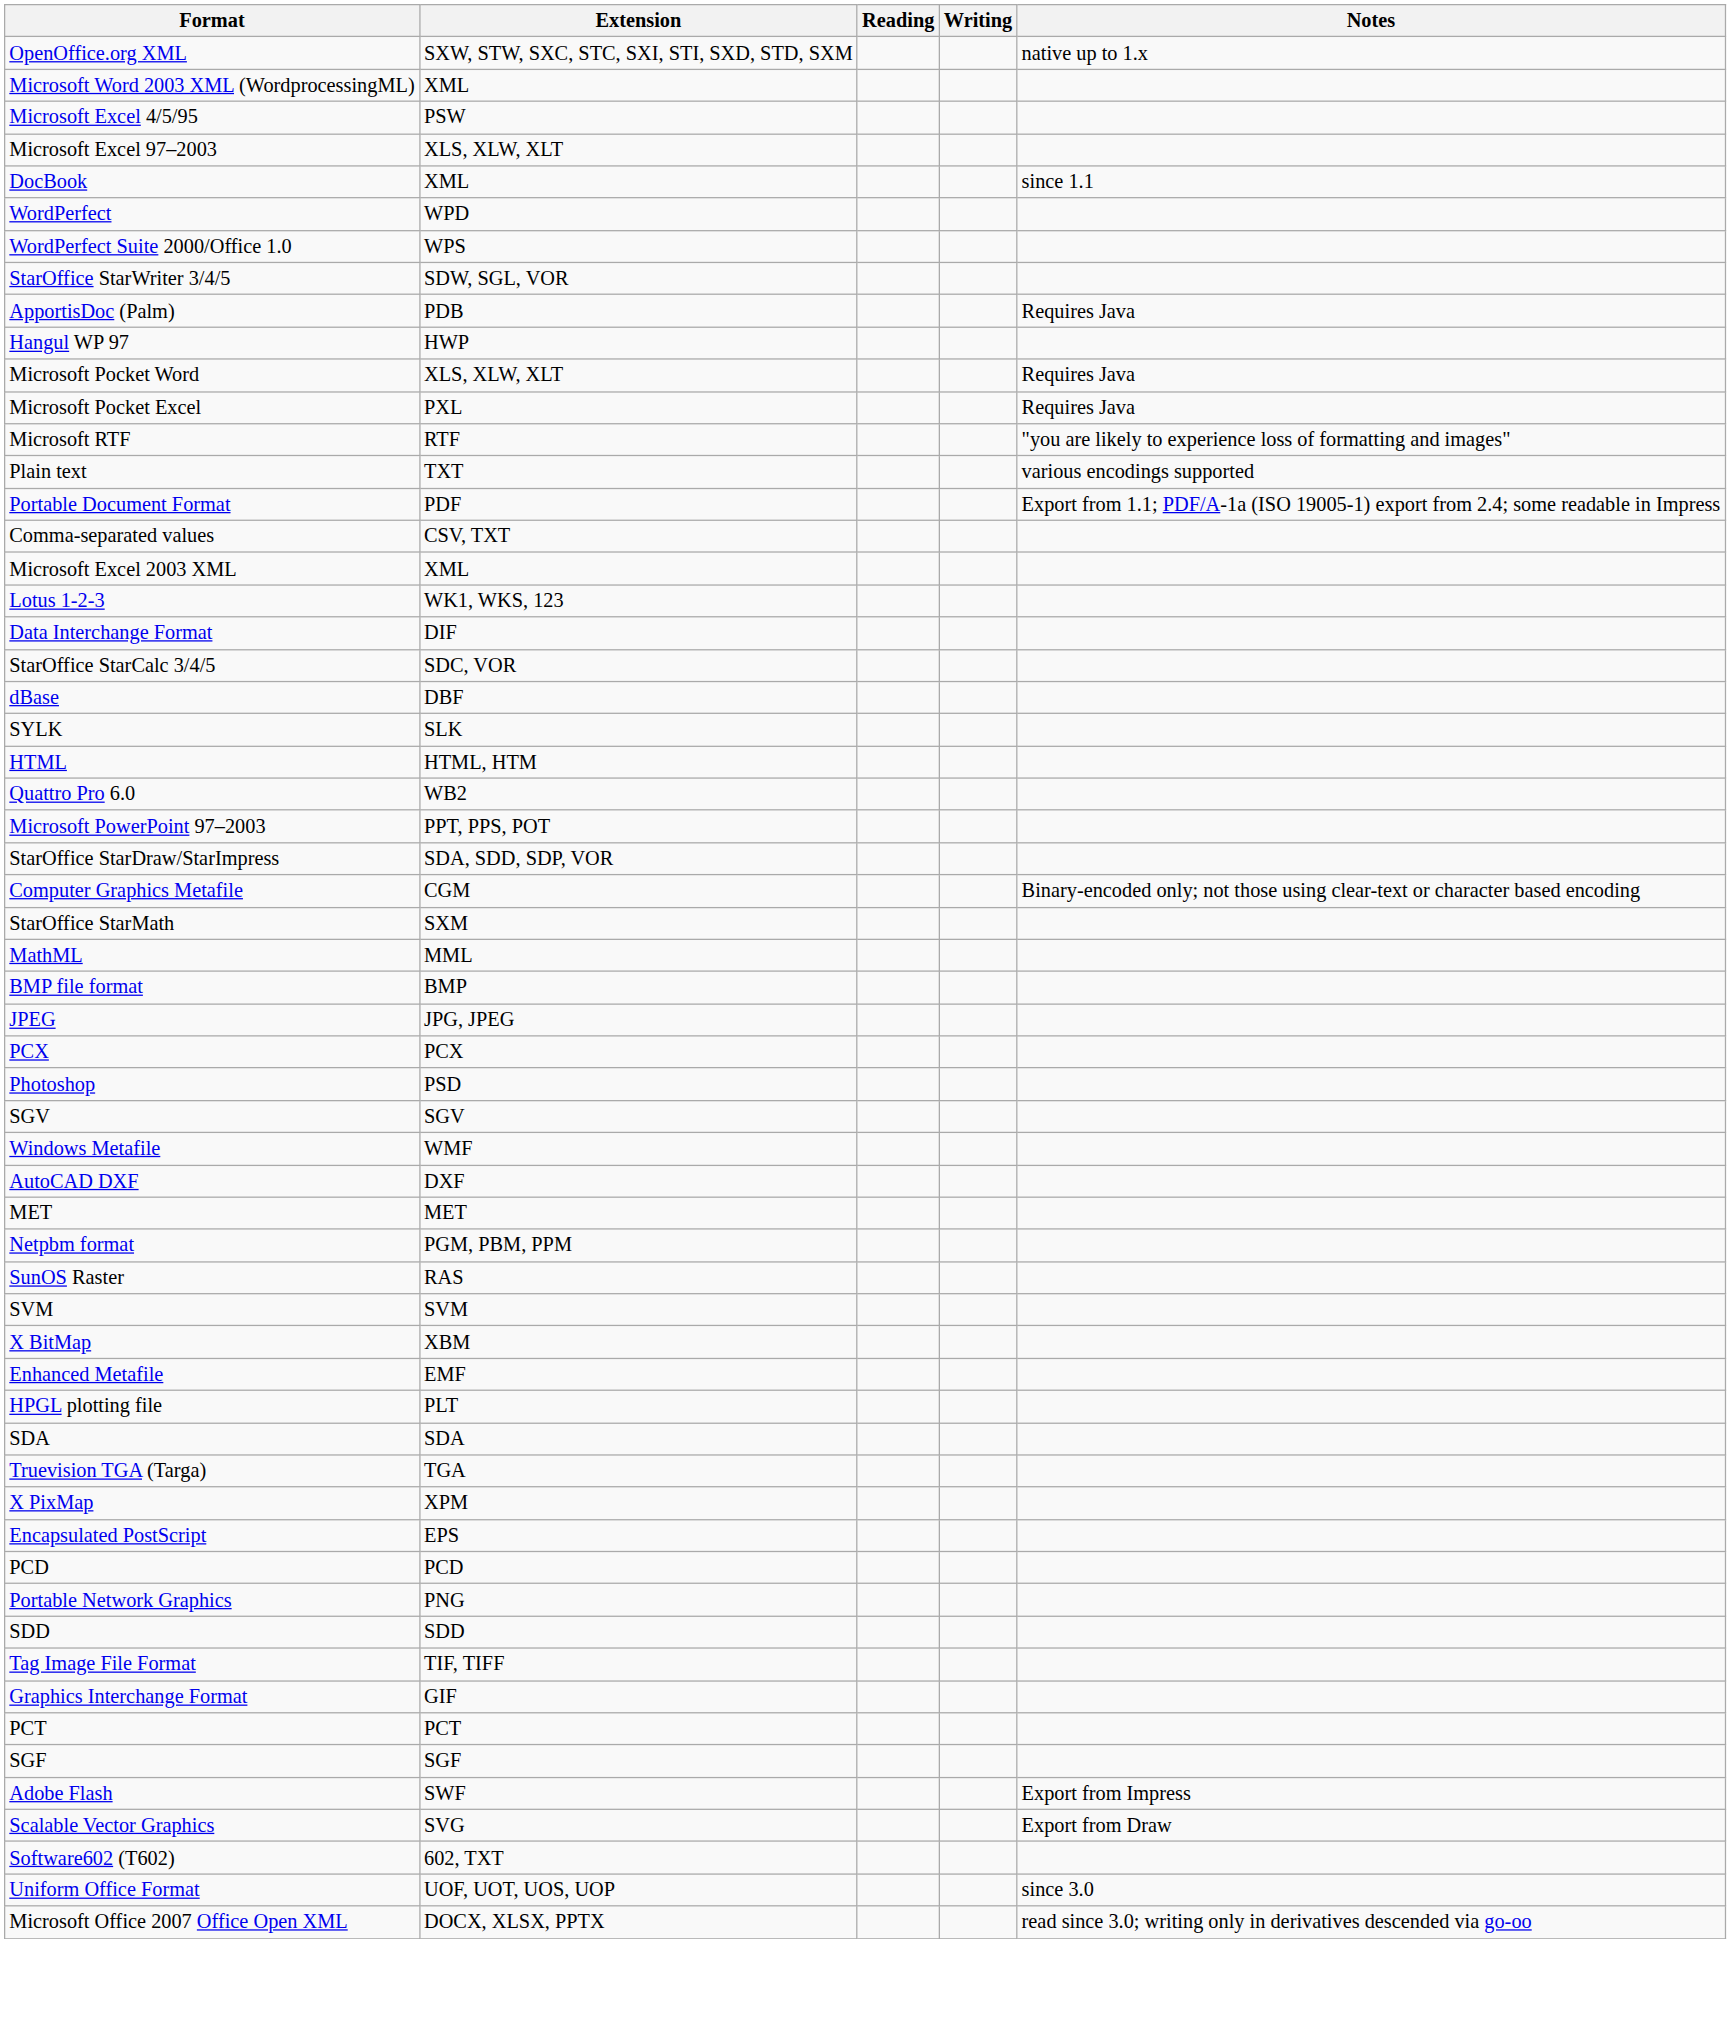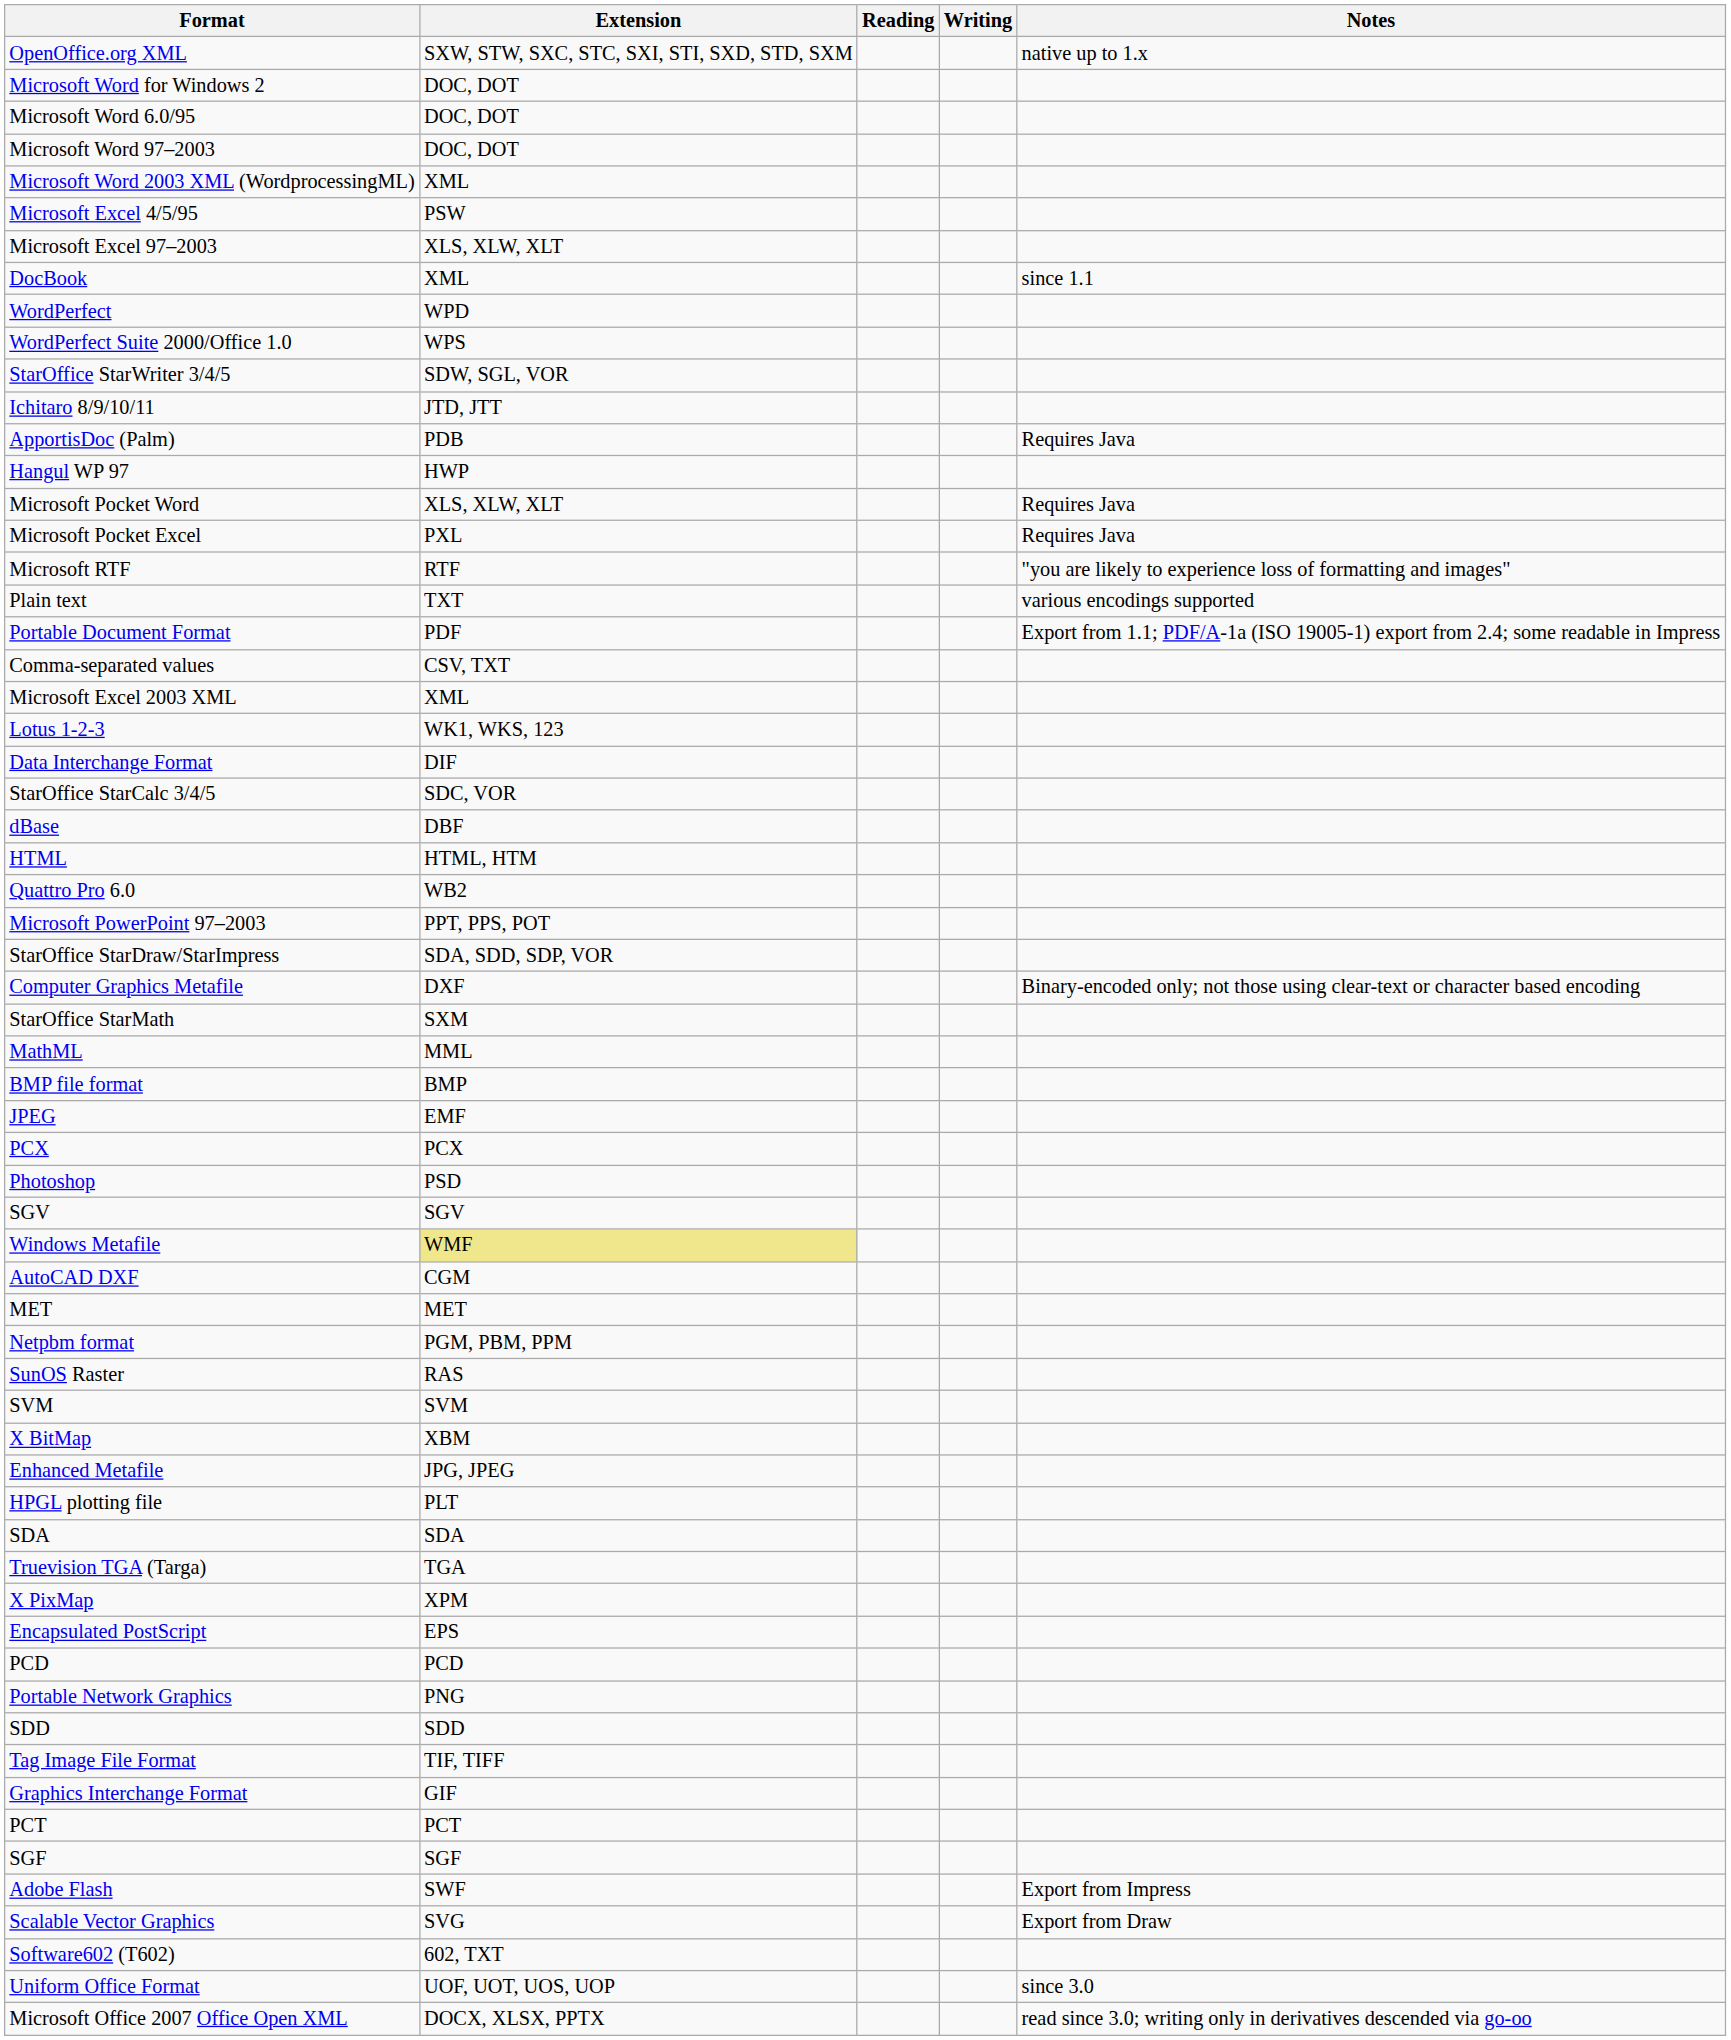+ row: (137, 85)
+ row: (102, 117)
+ row: (112, 149)
+ row: (82, 407)
- row: (36, 729)
(447, 890) CGM -> (444, 987) DXF
(469, 1019) JPG, JPEG -> (445, 1116) EMF
(448, 1148) no background -> (448, 1245) khaki background
(444, 1180) DXF -> (447, 1277) CGM
(445, 1374) EMF -> (469, 1470) JPG, JPEG
